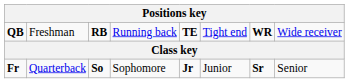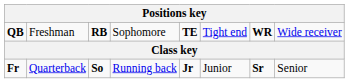(145, 31) Running back -> (139, 31) Sophomore
(139, 68) Sophomore -> (145, 68) Running back
